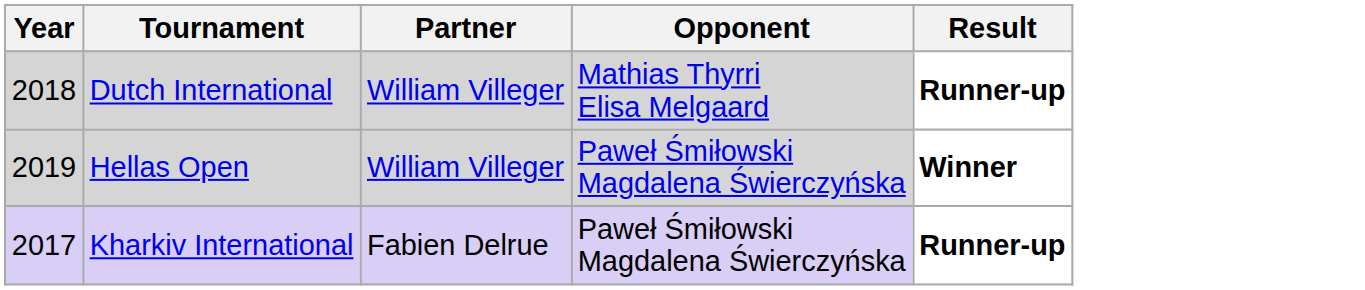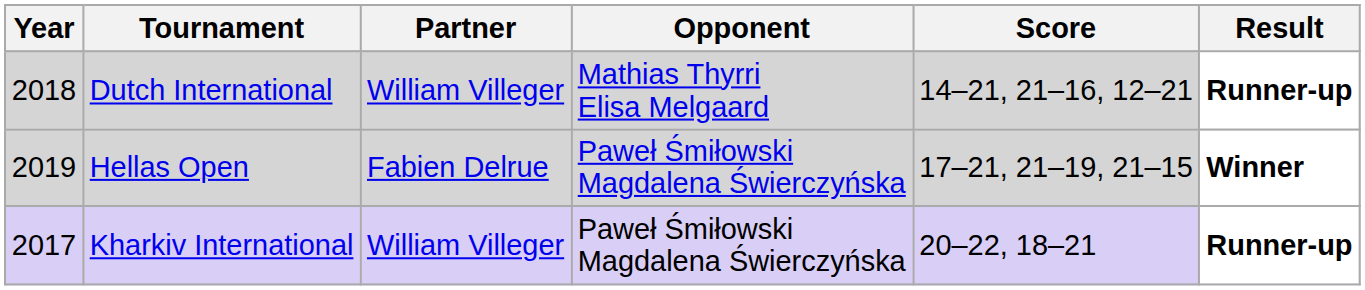+ column: (1056, 28)
(466, 168) William Villeger -> (458, 168) Fabien Delrue
(458, 246) Fabien Delrue -> (466, 246) William Villeger
